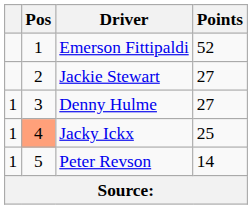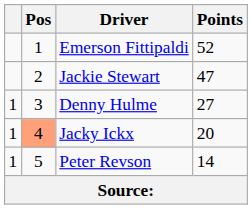(205, 76) 27 -> (205, 76) 47
(205, 133) 25 -> (205, 133) 20
